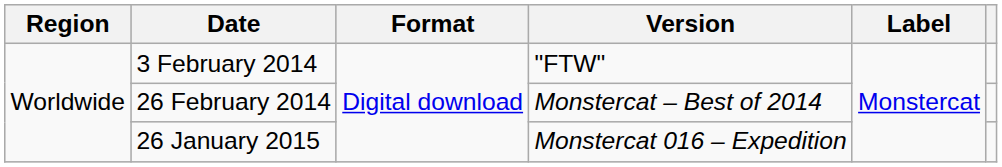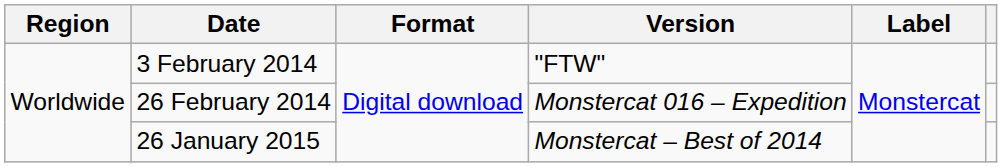(678, 102) Monstercat – Best of 2014 -> (691, 102) Monstercat 016 – Expedition
(691, 141) Monstercat 016 – Expedition -> (678, 141) Monstercat – Best of 2014
